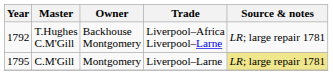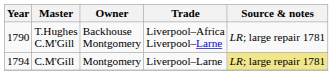(18, 37) 1792 -> (18, 37) 1790
(18, 61) 1795 -> (18, 61) 1794
